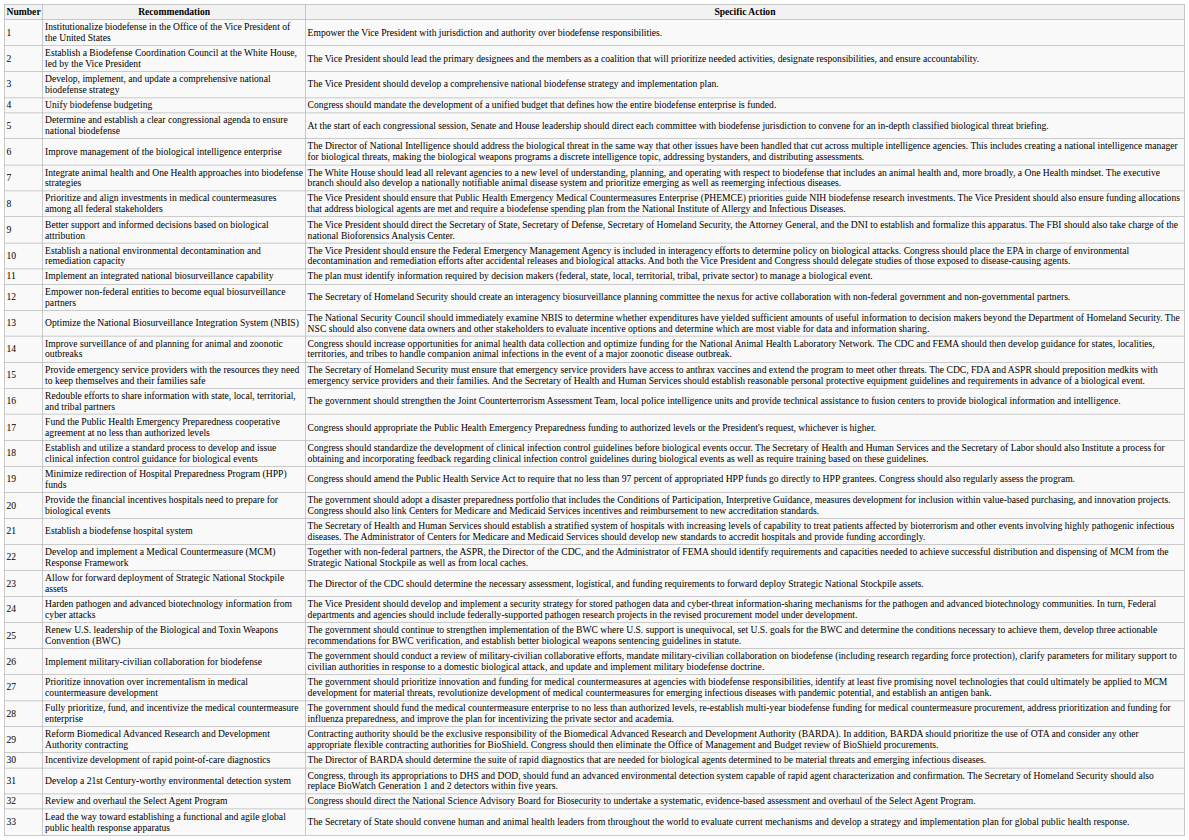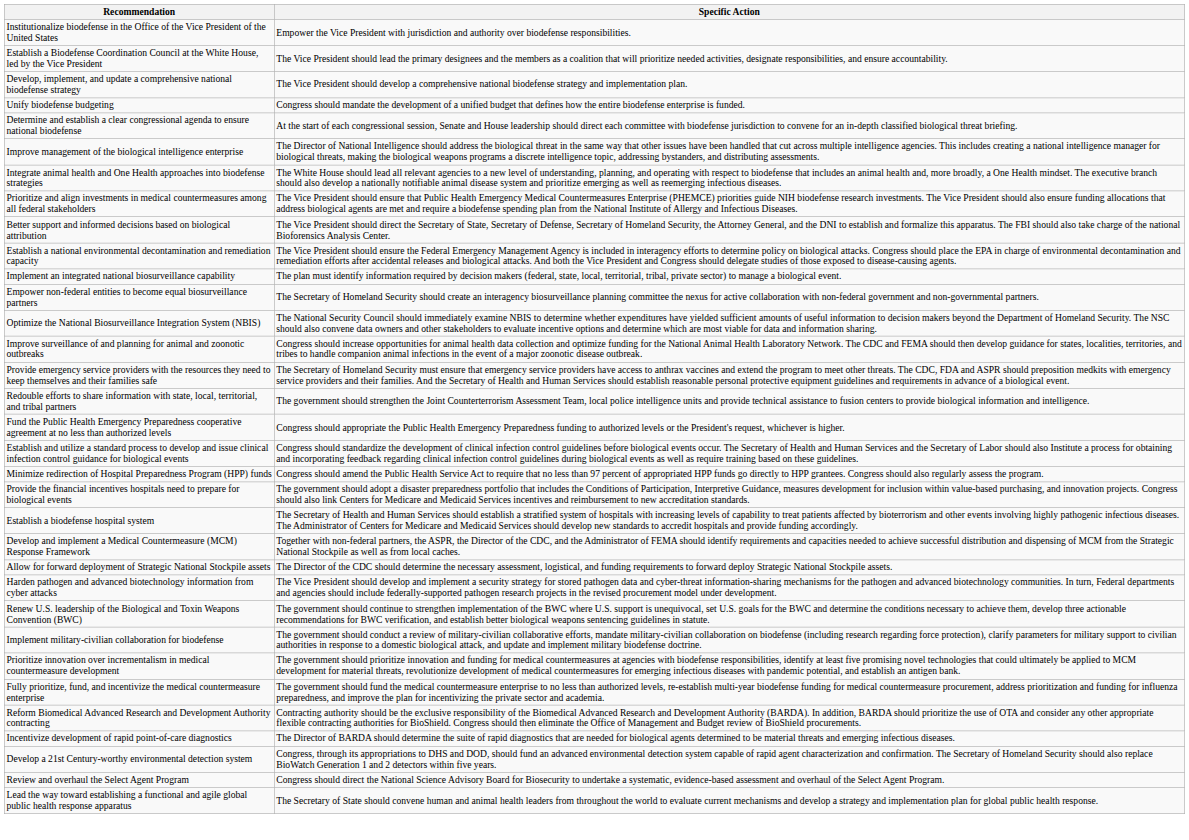- column: (24, 12)
